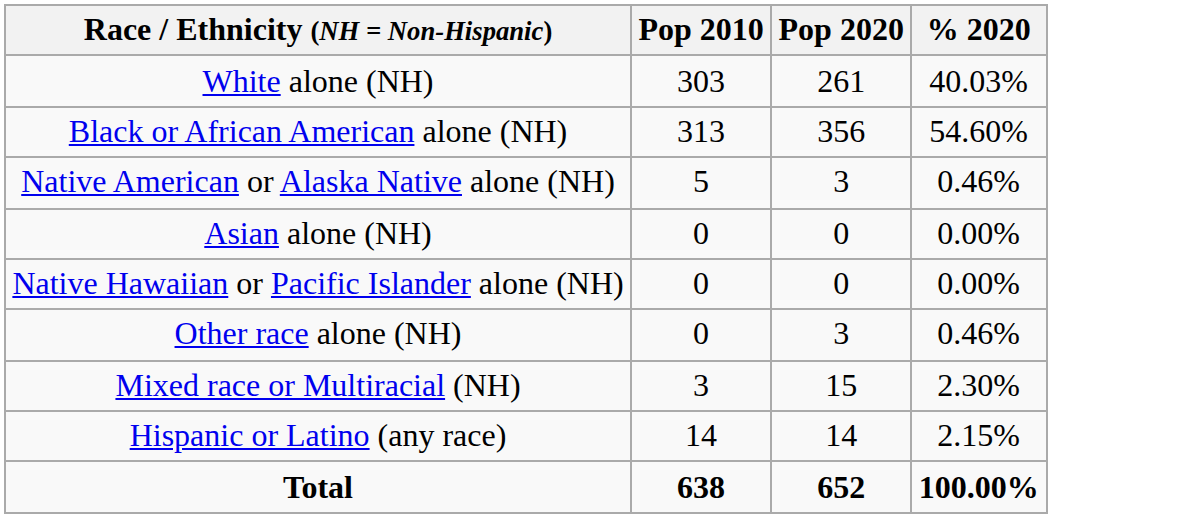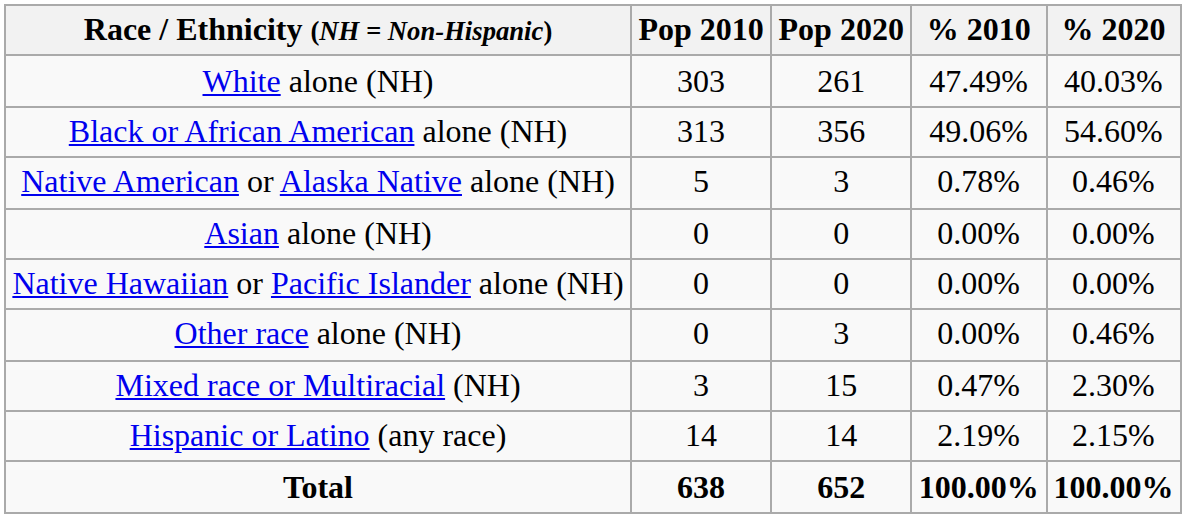+ column: (979, 29)
